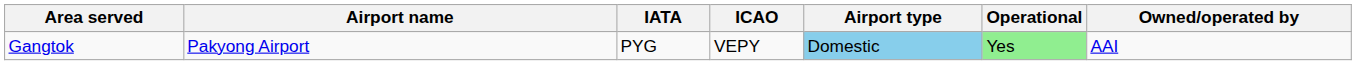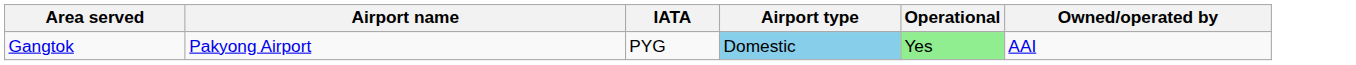- column: (757, 18)
